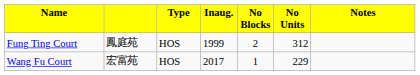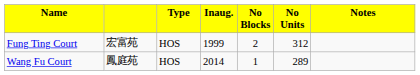(122, 42) 鳳庭苑 -> (122, 42) 宏富苑
(122, 60) 宏富苑 -> (122, 60) 鳳庭苑
(214, 62) 2017 -> (214, 62) 2014
(300, 62) 229 -> (300, 62) 289
